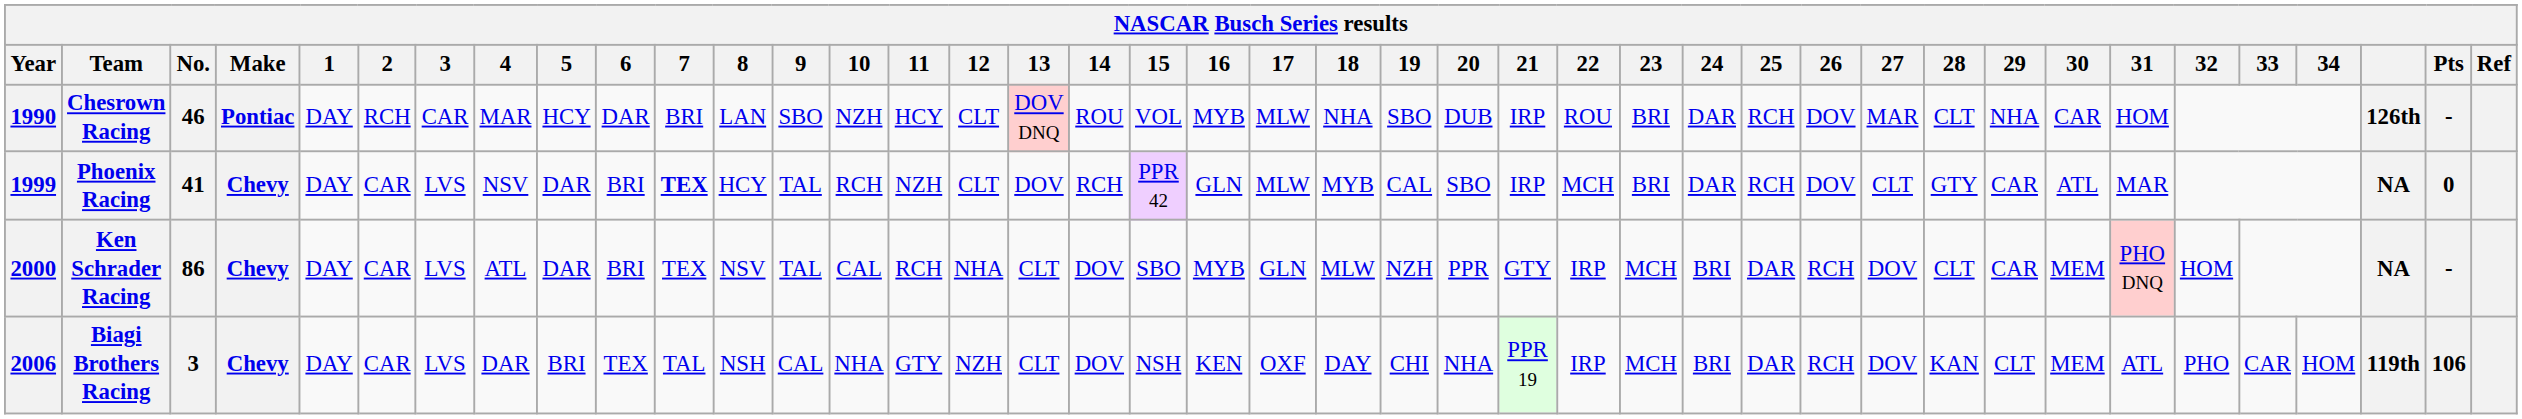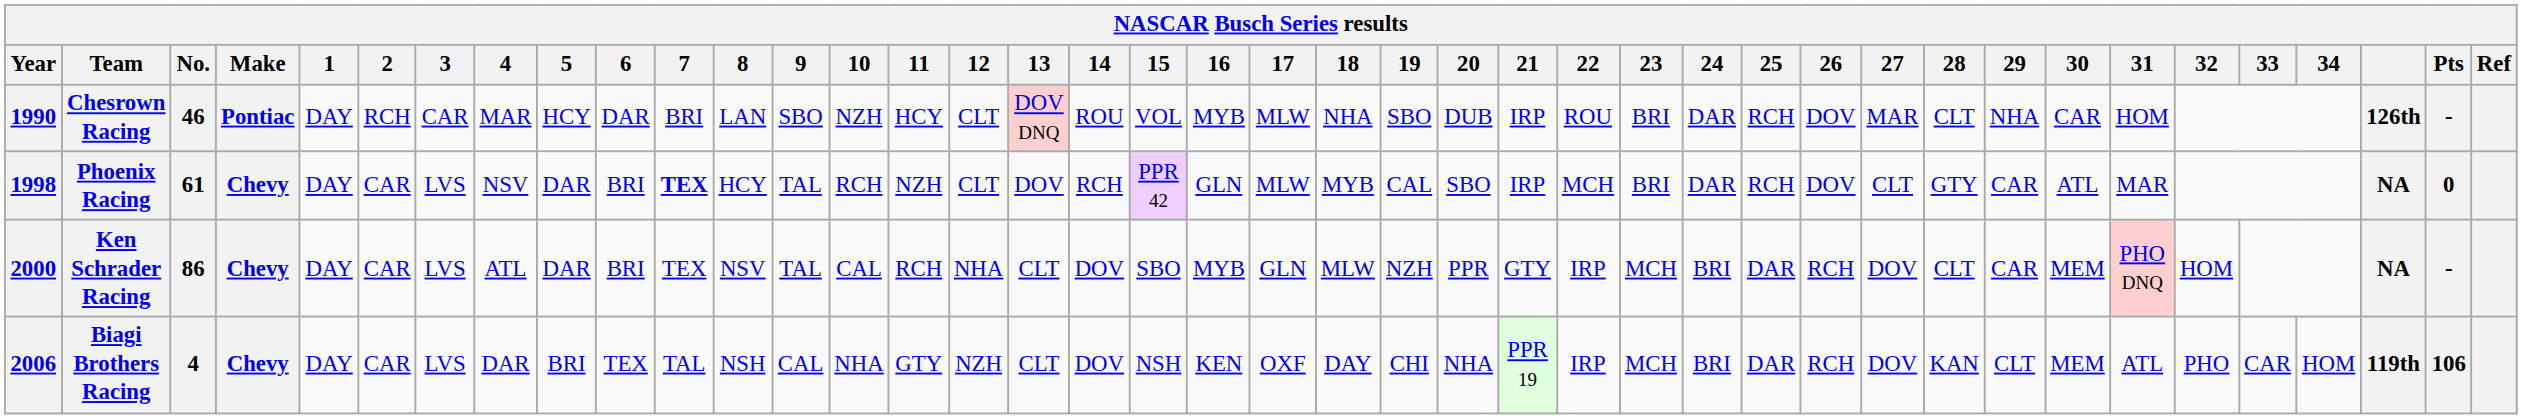(33, 185) 1999 -> (33, 185) 1998
(193, 185) 41 -> (193, 185) 61
(193, 364) 3 -> (193, 364) 4
